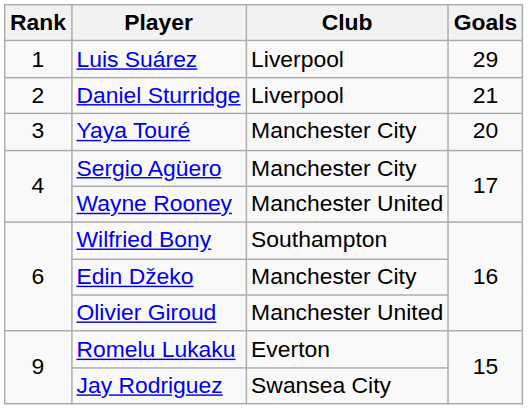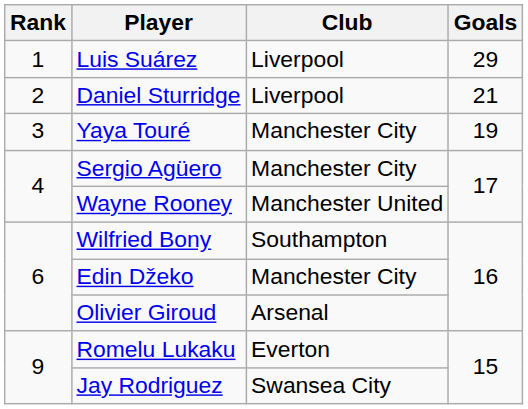(485, 131) 20 -> (485, 131) 19
(347, 312) Manchester United -> (290, 312) Arsenal
